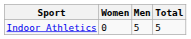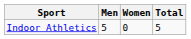columns swapped: (142, 12) <-> (115, 12)
